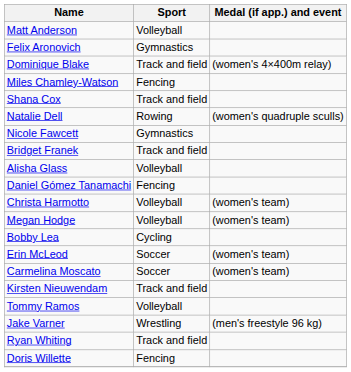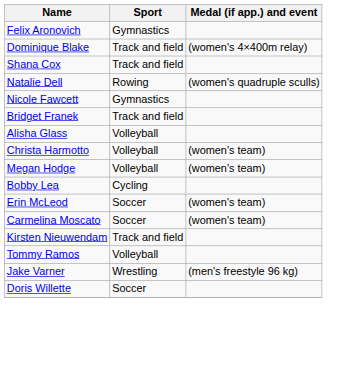- row: (42, 30)
- row: (63, 82)
- row: (69, 185)
- row: (39, 340)
(156, 358) Fencing -> (129, 289) Soccer
